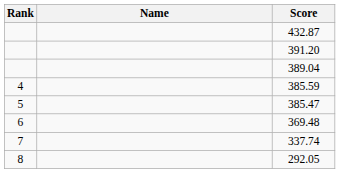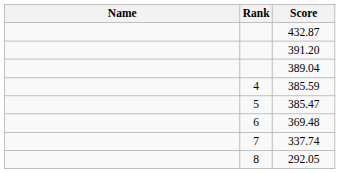columns swapped: (20, 13) <-> (154, 13)
